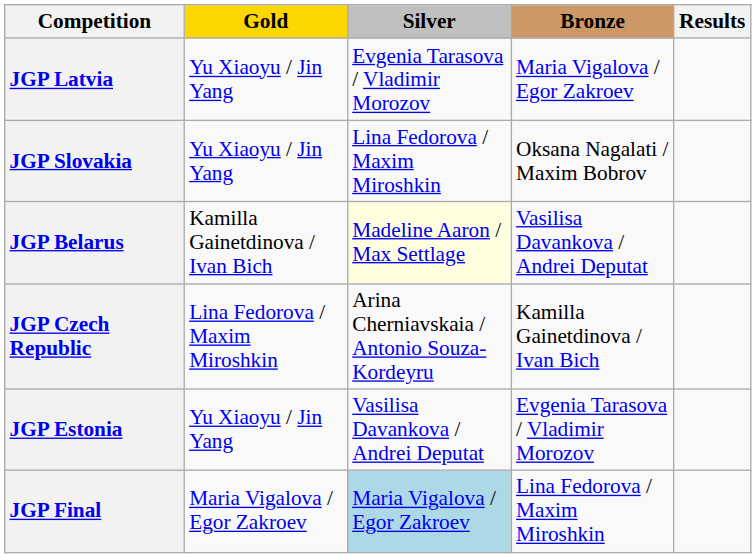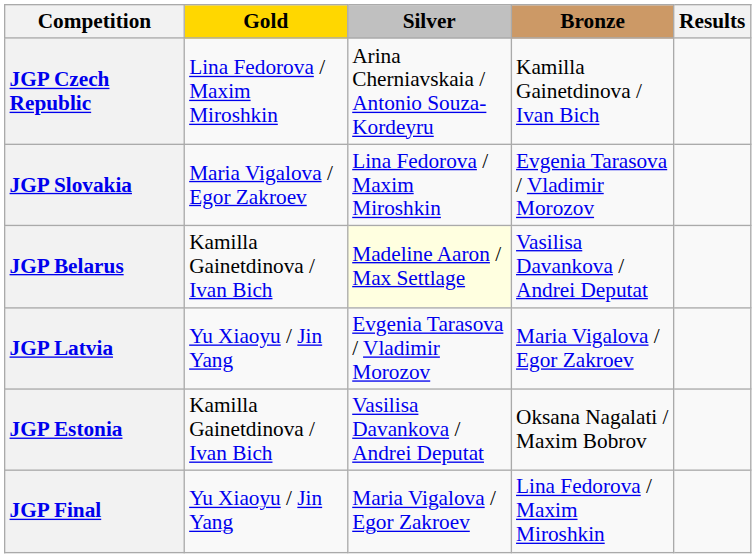rows swapped: (61, 79) <-> (60, 335)
(256, 160) Yu Xiaoyu / Jin Yang -> (261, 184) Maria Vigalova / Egor Zakroev
(592, 160) Oksana Nagalati / Maxim Bobrov -> (592, 184) Evgenia Tarasova / Vladimir Morozov
(256, 429) Yu Xiaoyu / Jin Yang -> (252, 429) Kamilla Gainetdinova / Ivan Bich
(592, 429) Evgenia Tarasova / Vladimir Morozov -> (592, 429) Oksana Nagalati / Maxim Bobrov
(261, 511) Maria Vigalova / Egor Zakroev -> (256, 511) Yu Xiaoyu / Jin Yang
(424, 511) lightblue background -> (424, 511) no background
